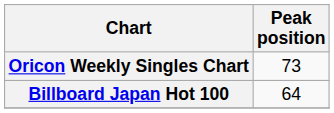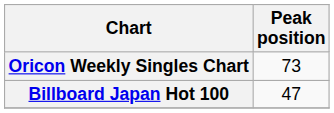(291, 94) 64 -> (291, 94) 47
